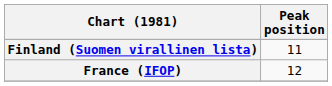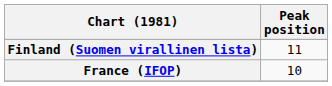(294, 70) 12 -> (294, 70) 10
